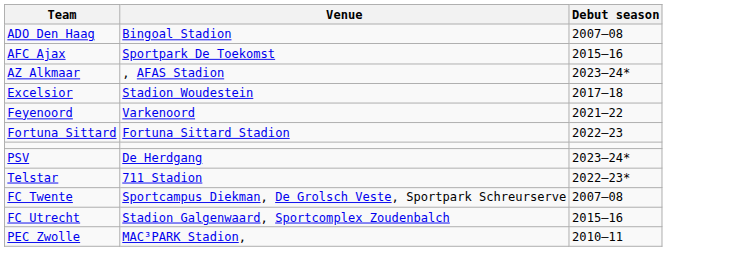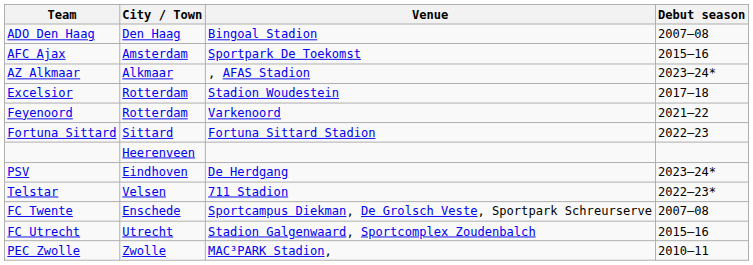+ column: (162, 14)
